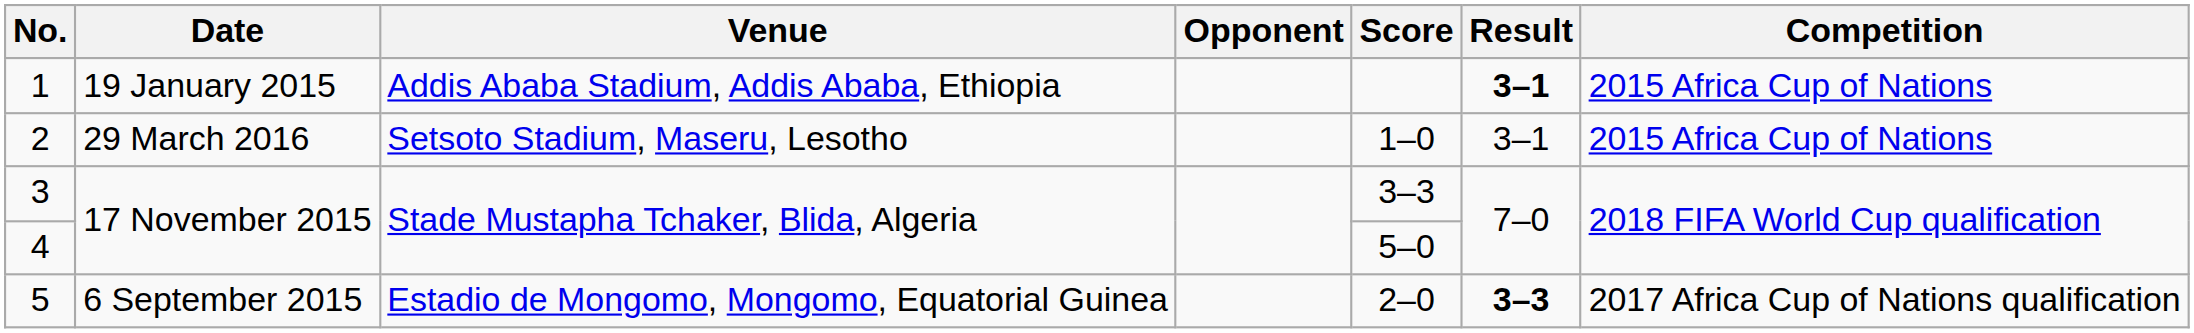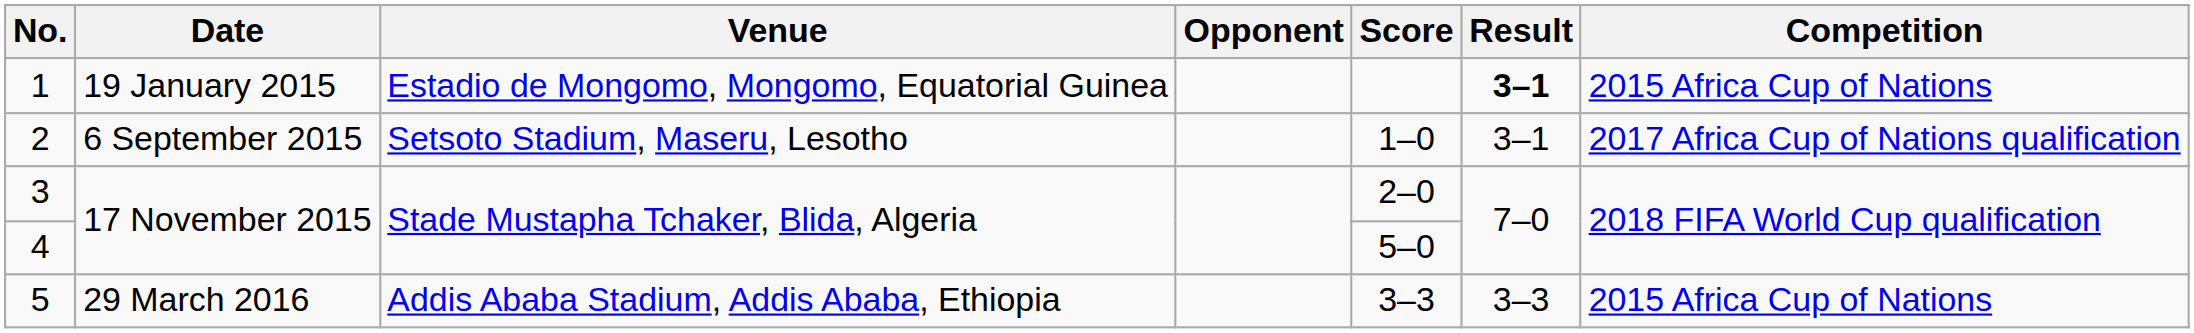(724, 85) Addis Ababa Stadium, Addis Ababa, Ethiopia -> (778, 85) Estadio de Mongomo, Mongomo, Equatorial Guinea
(196, 138) 29 March 2016 -> (223, 138) 6 September 2015
(1790, 138) 2015 Africa Cup of Nations -> (1885, 138) 2017 Africa Cup of Nations qualification
(1407, 192) 3–3 -> (1407, 192) 2–0
(223, 300) 6 September 2015 -> (196, 300) 29 March 2016
(778, 300) Estadio de Mongomo, Mongomo, Equatorial Guinea -> (724, 300) Addis Ababa Stadium, Addis Ababa, Ethiopia
(1407, 300) 2–0 -> (1407, 300) 3–3
(1521, 300) bold -> (1521, 300) normal
(1885, 300) 2017 Africa Cup of Nations qualification -> (1790, 300) 2015 Africa Cup of Nations
